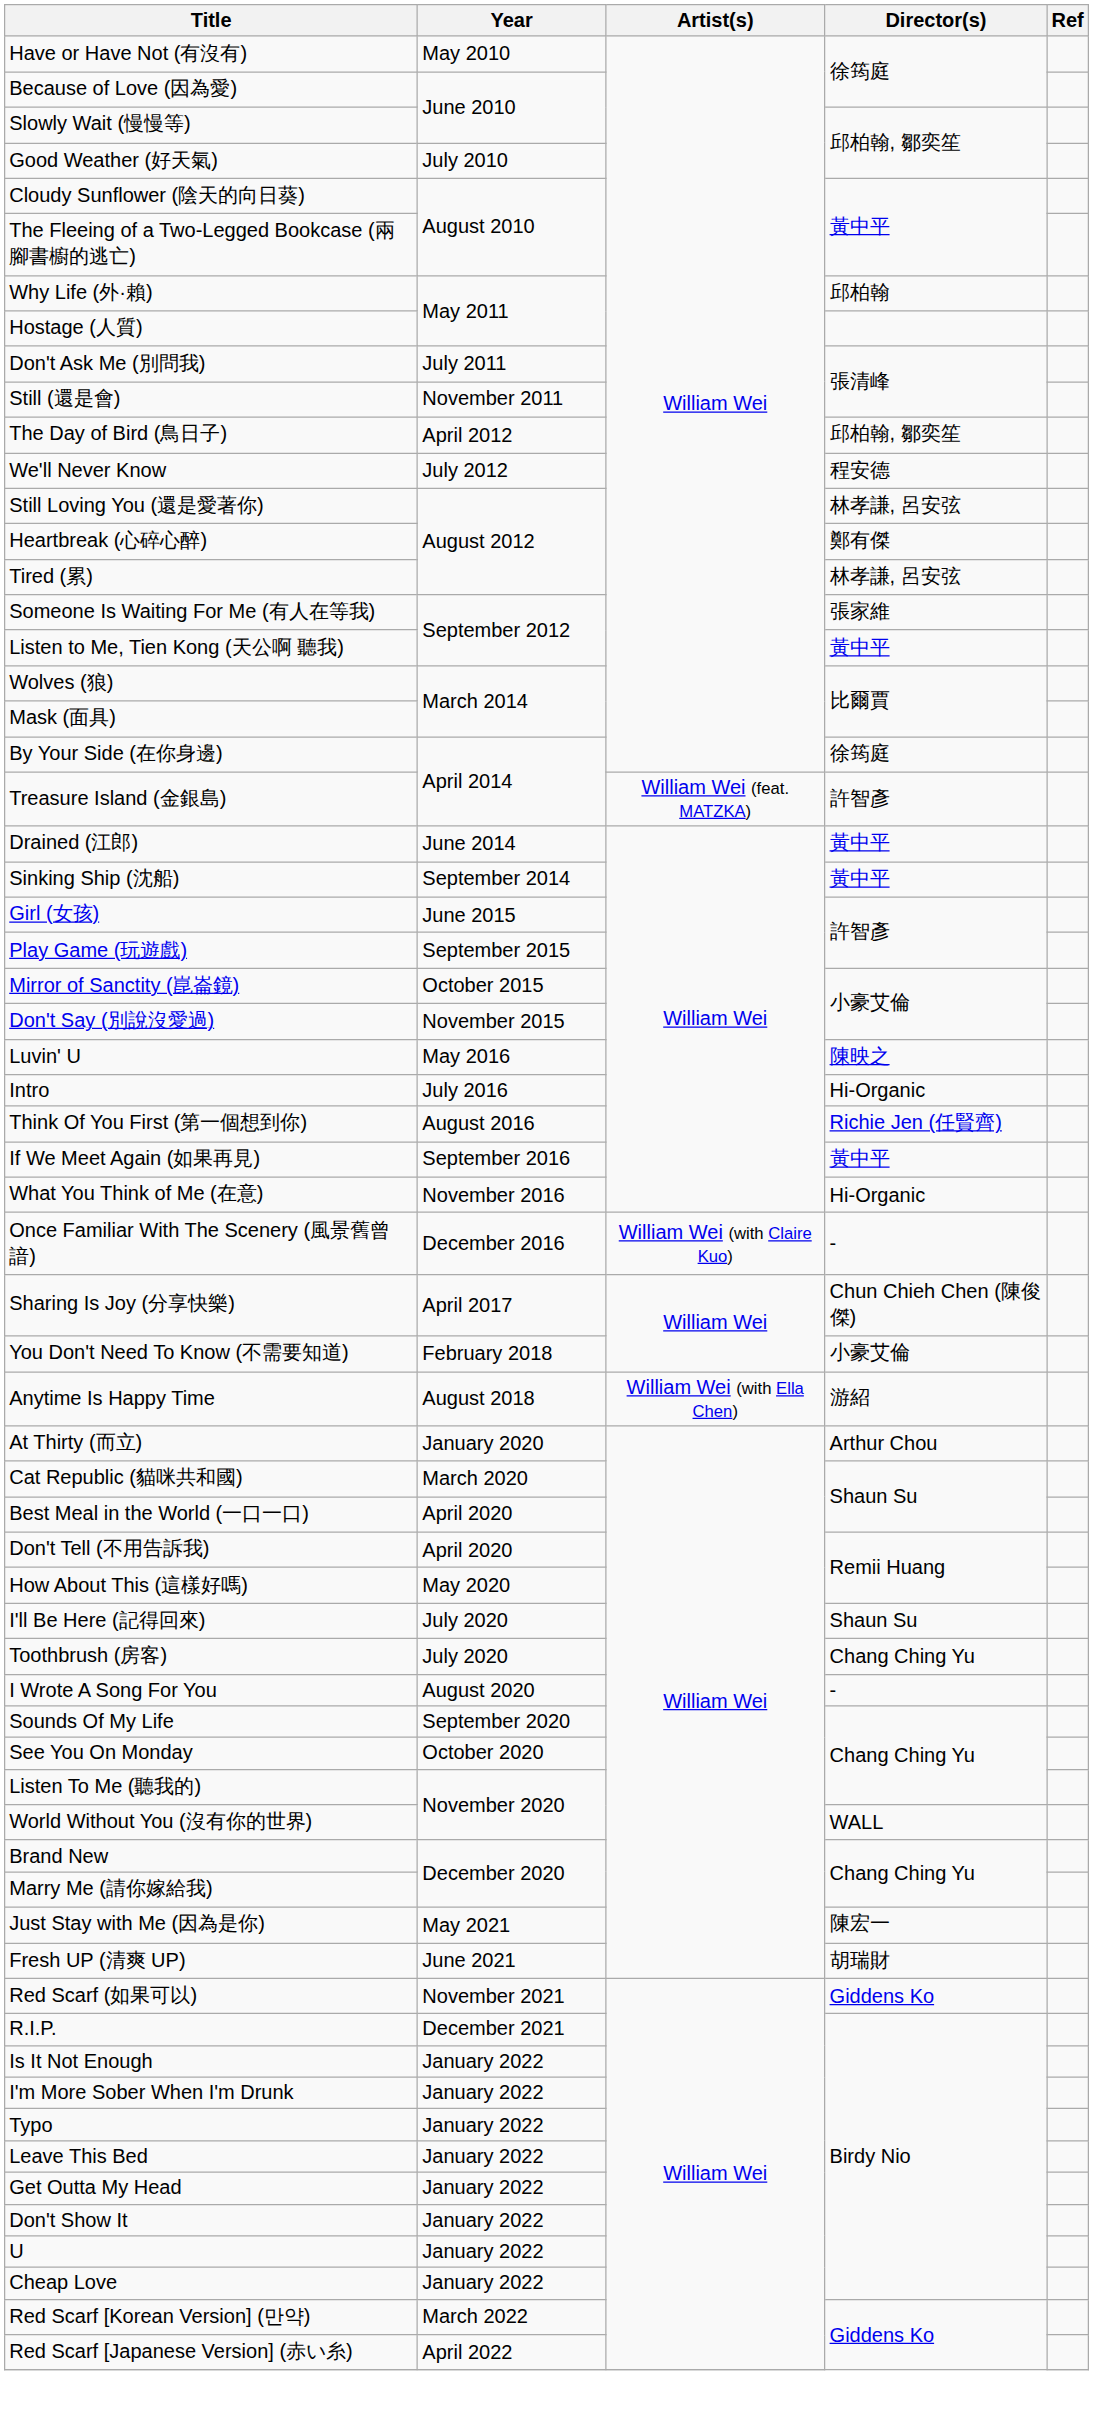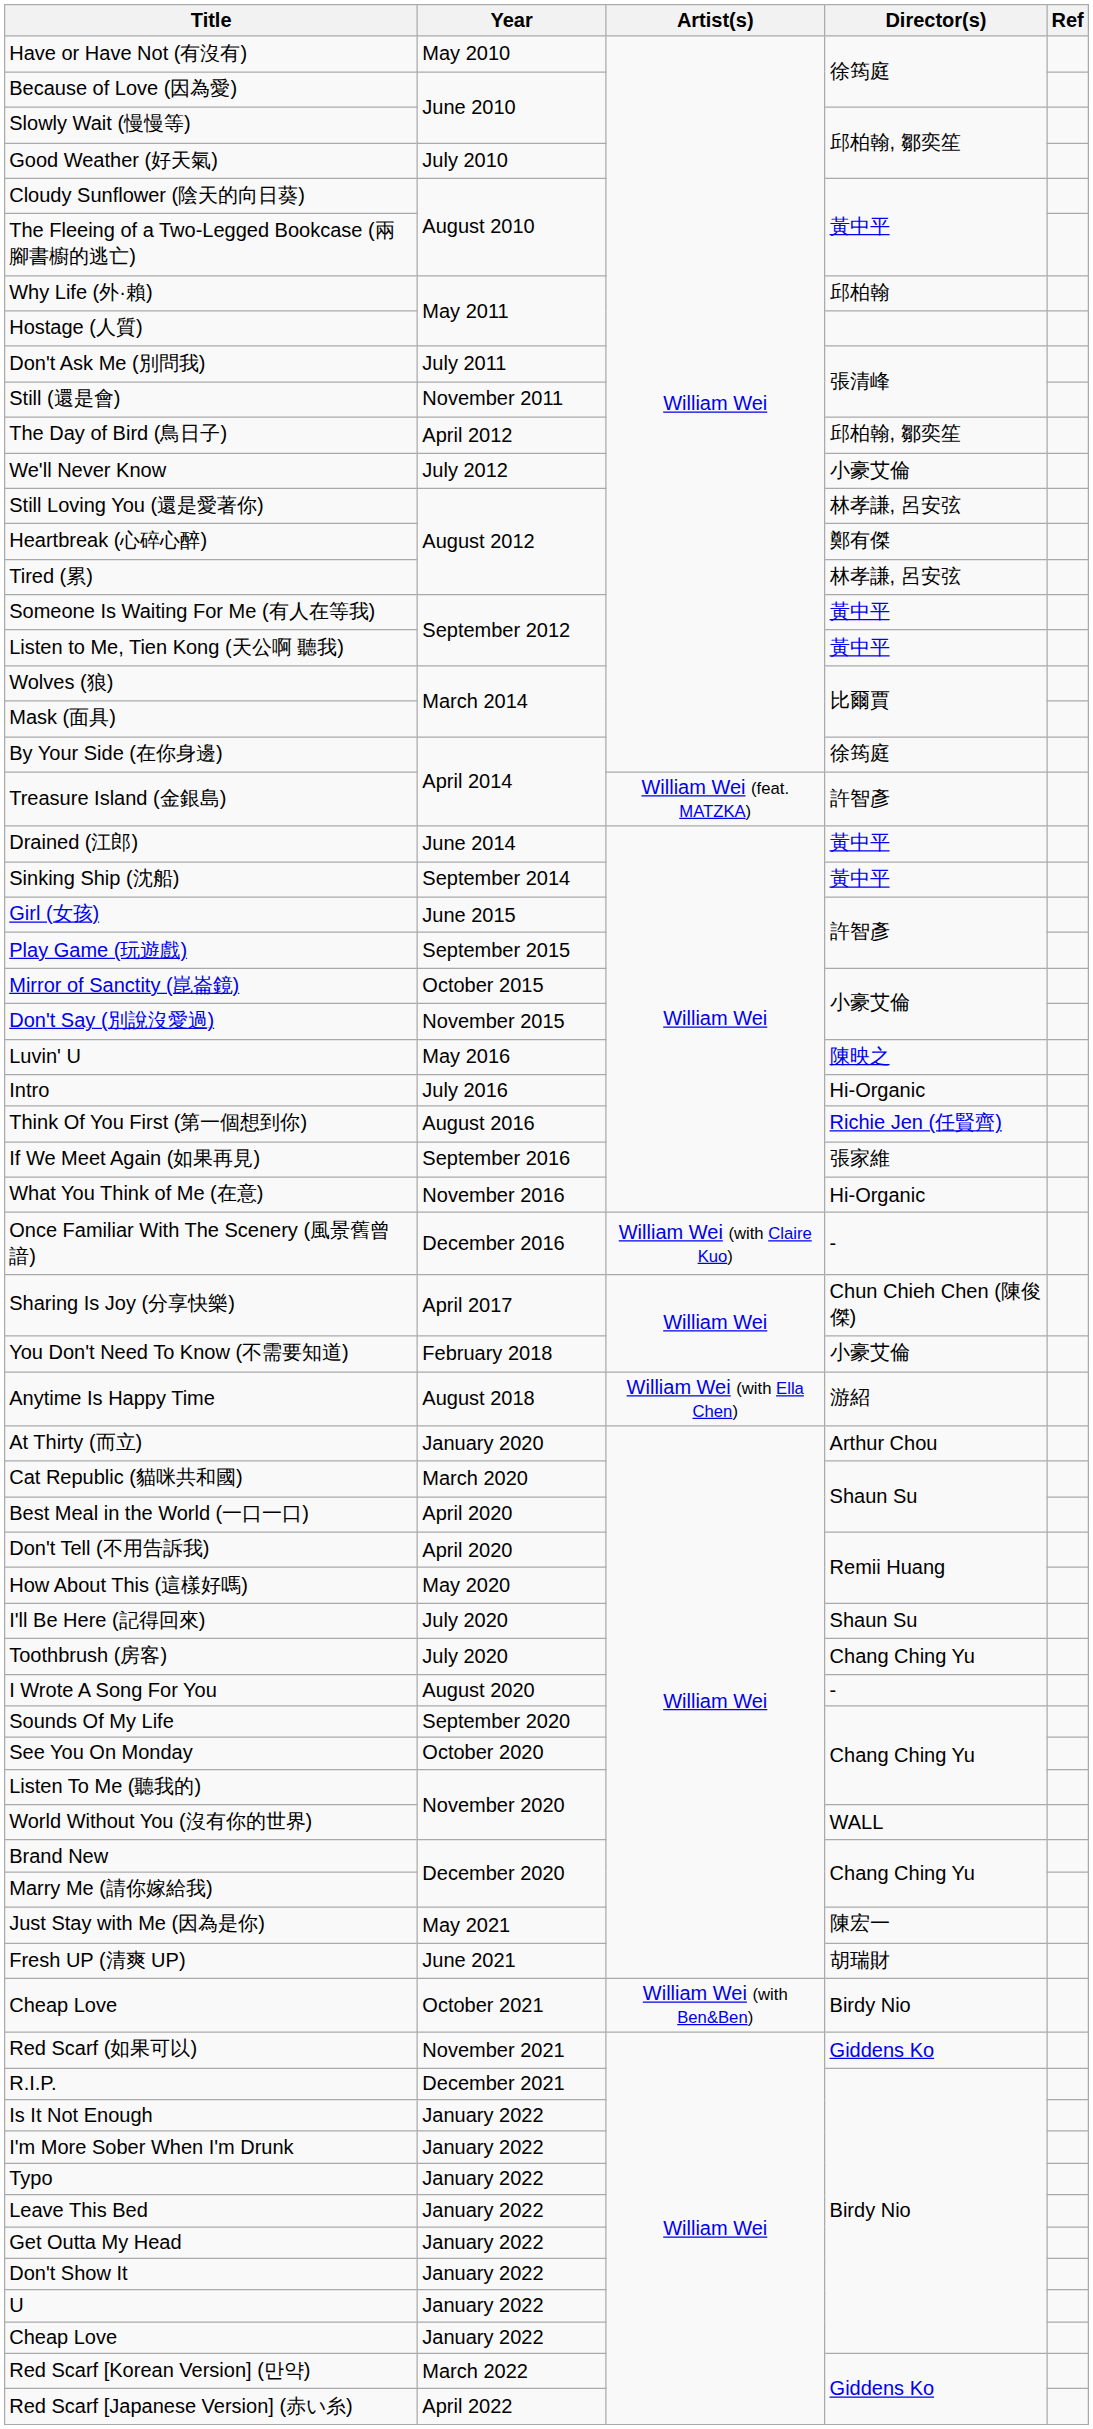(860, 469) 程安德 -> (870, 469) 小豪艾倫
(860, 611) 張家維 -> (860, 611) 黃中平
(860, 1158) 黃中平 -> (860, 1158) 張家維
+ row: (63, 2005)
